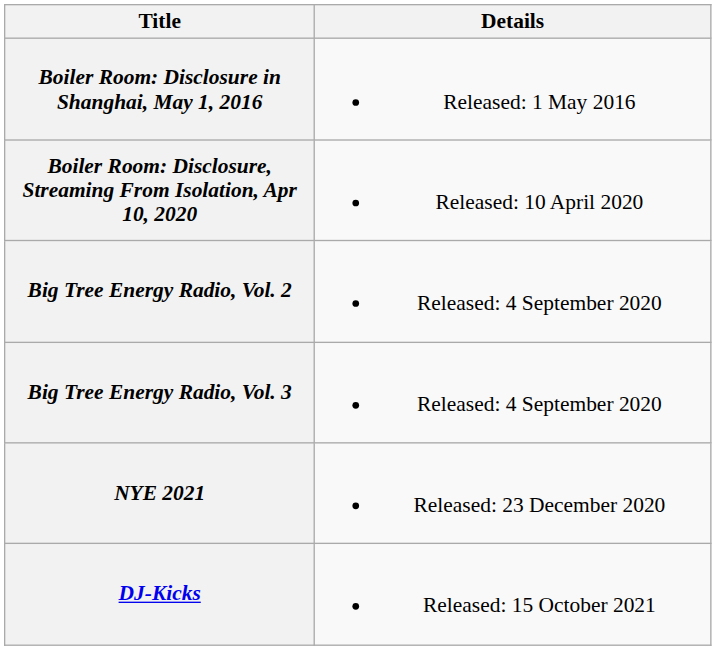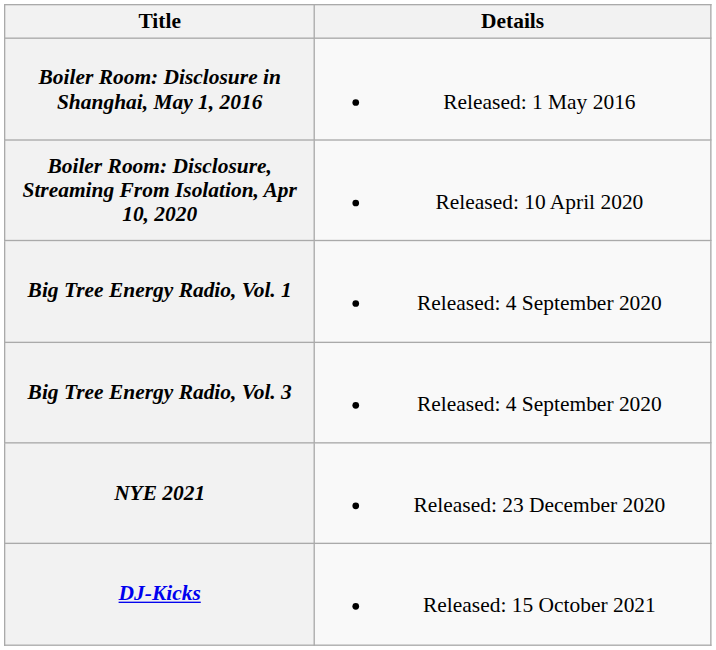+ row: (160, 291)
- row: (160, 291)
